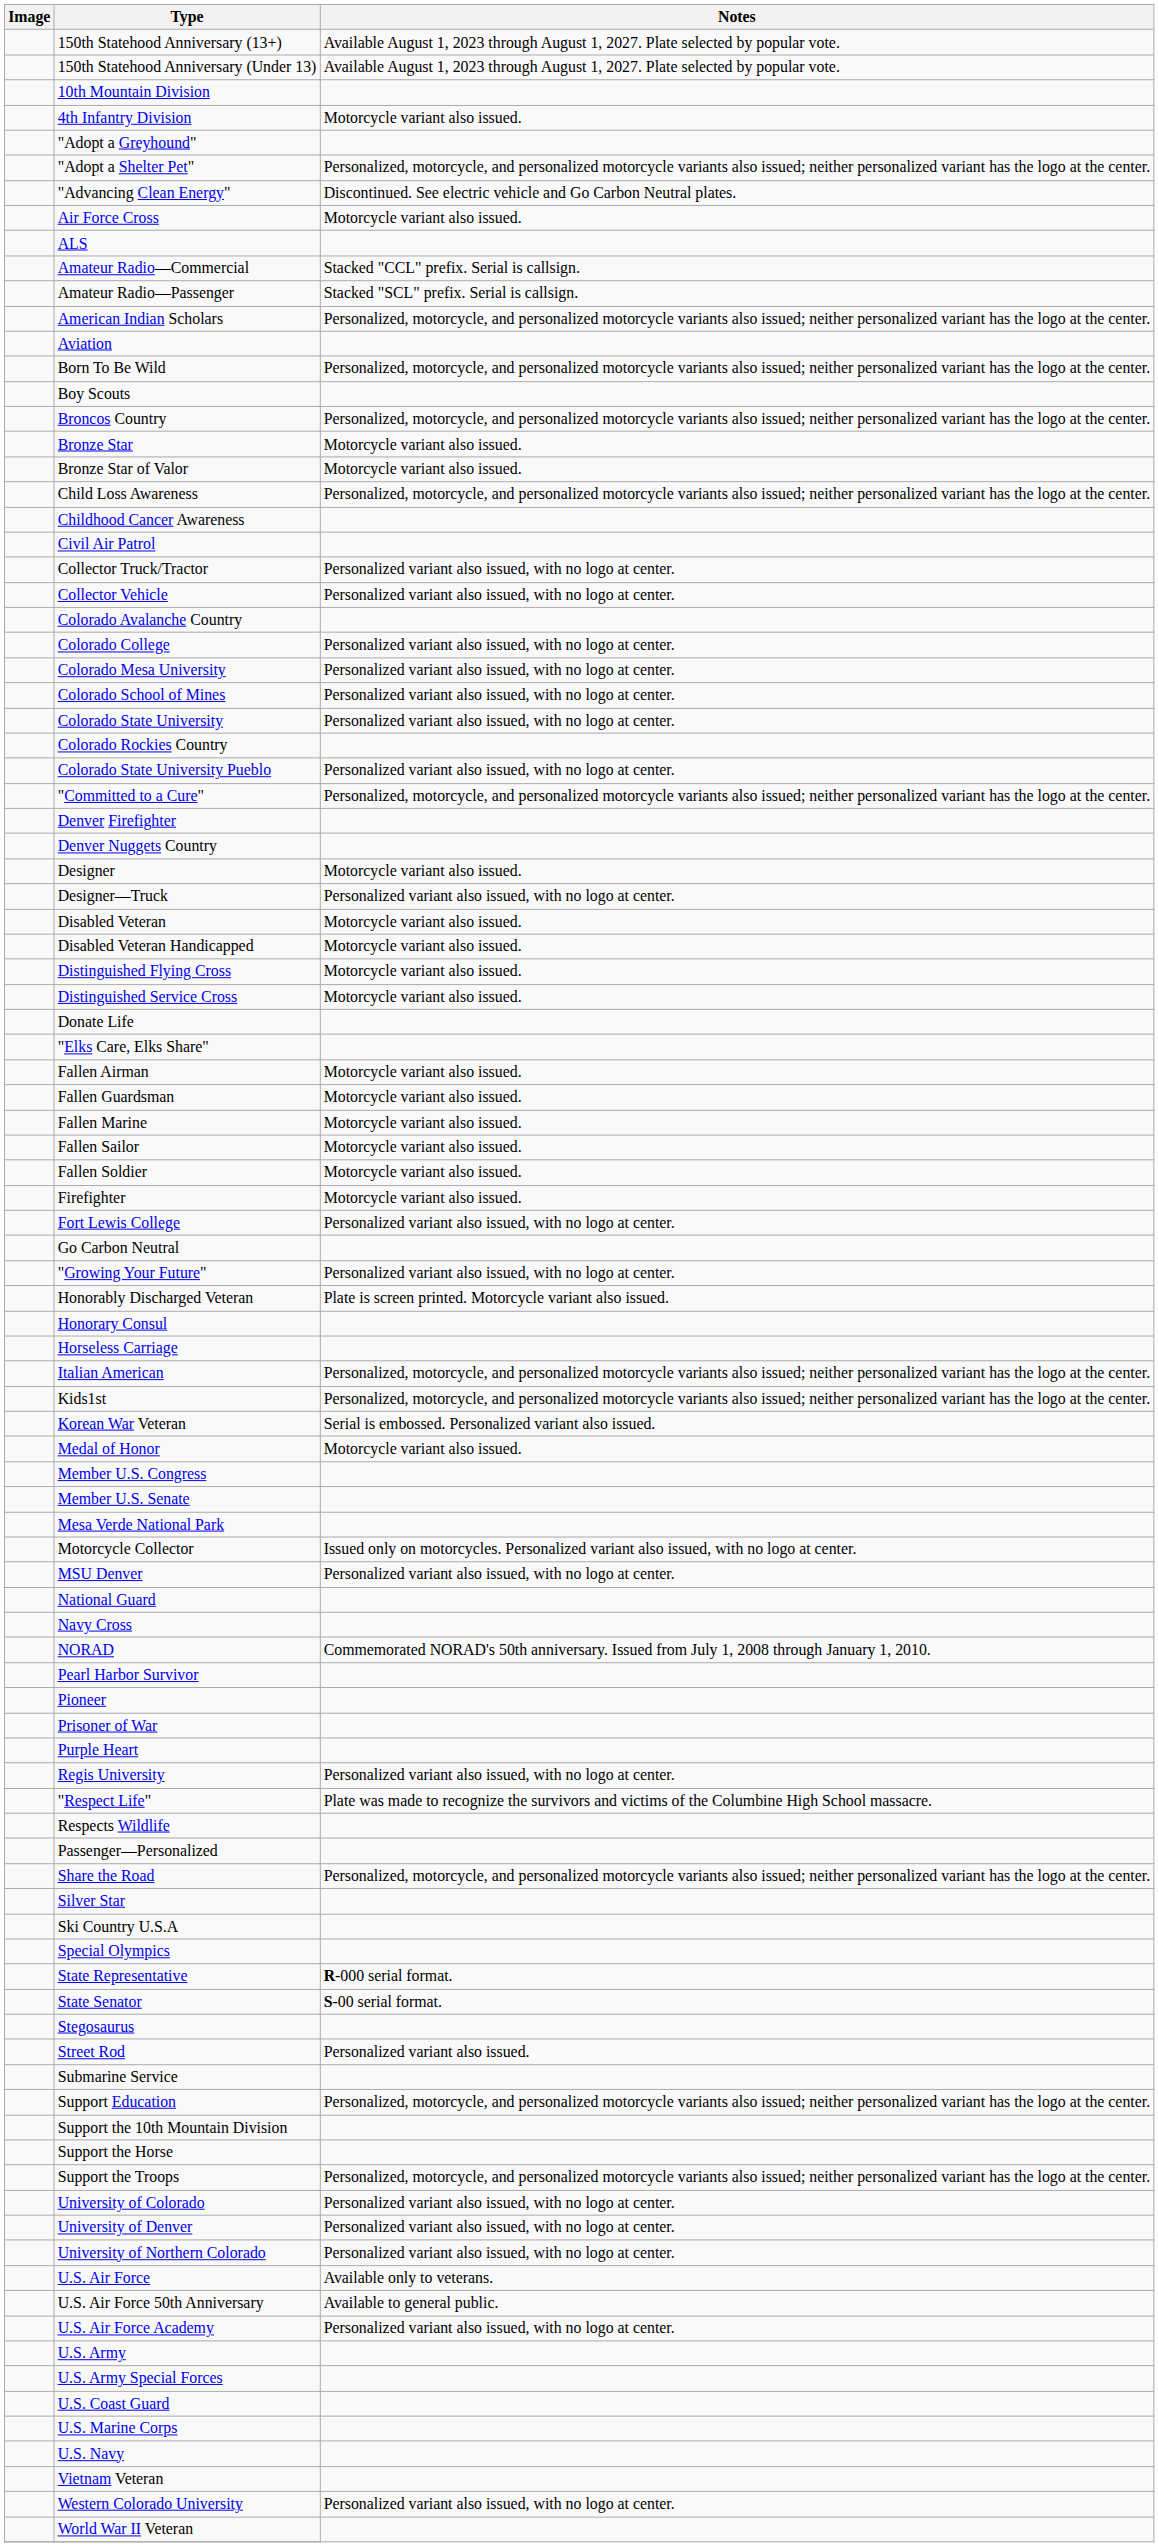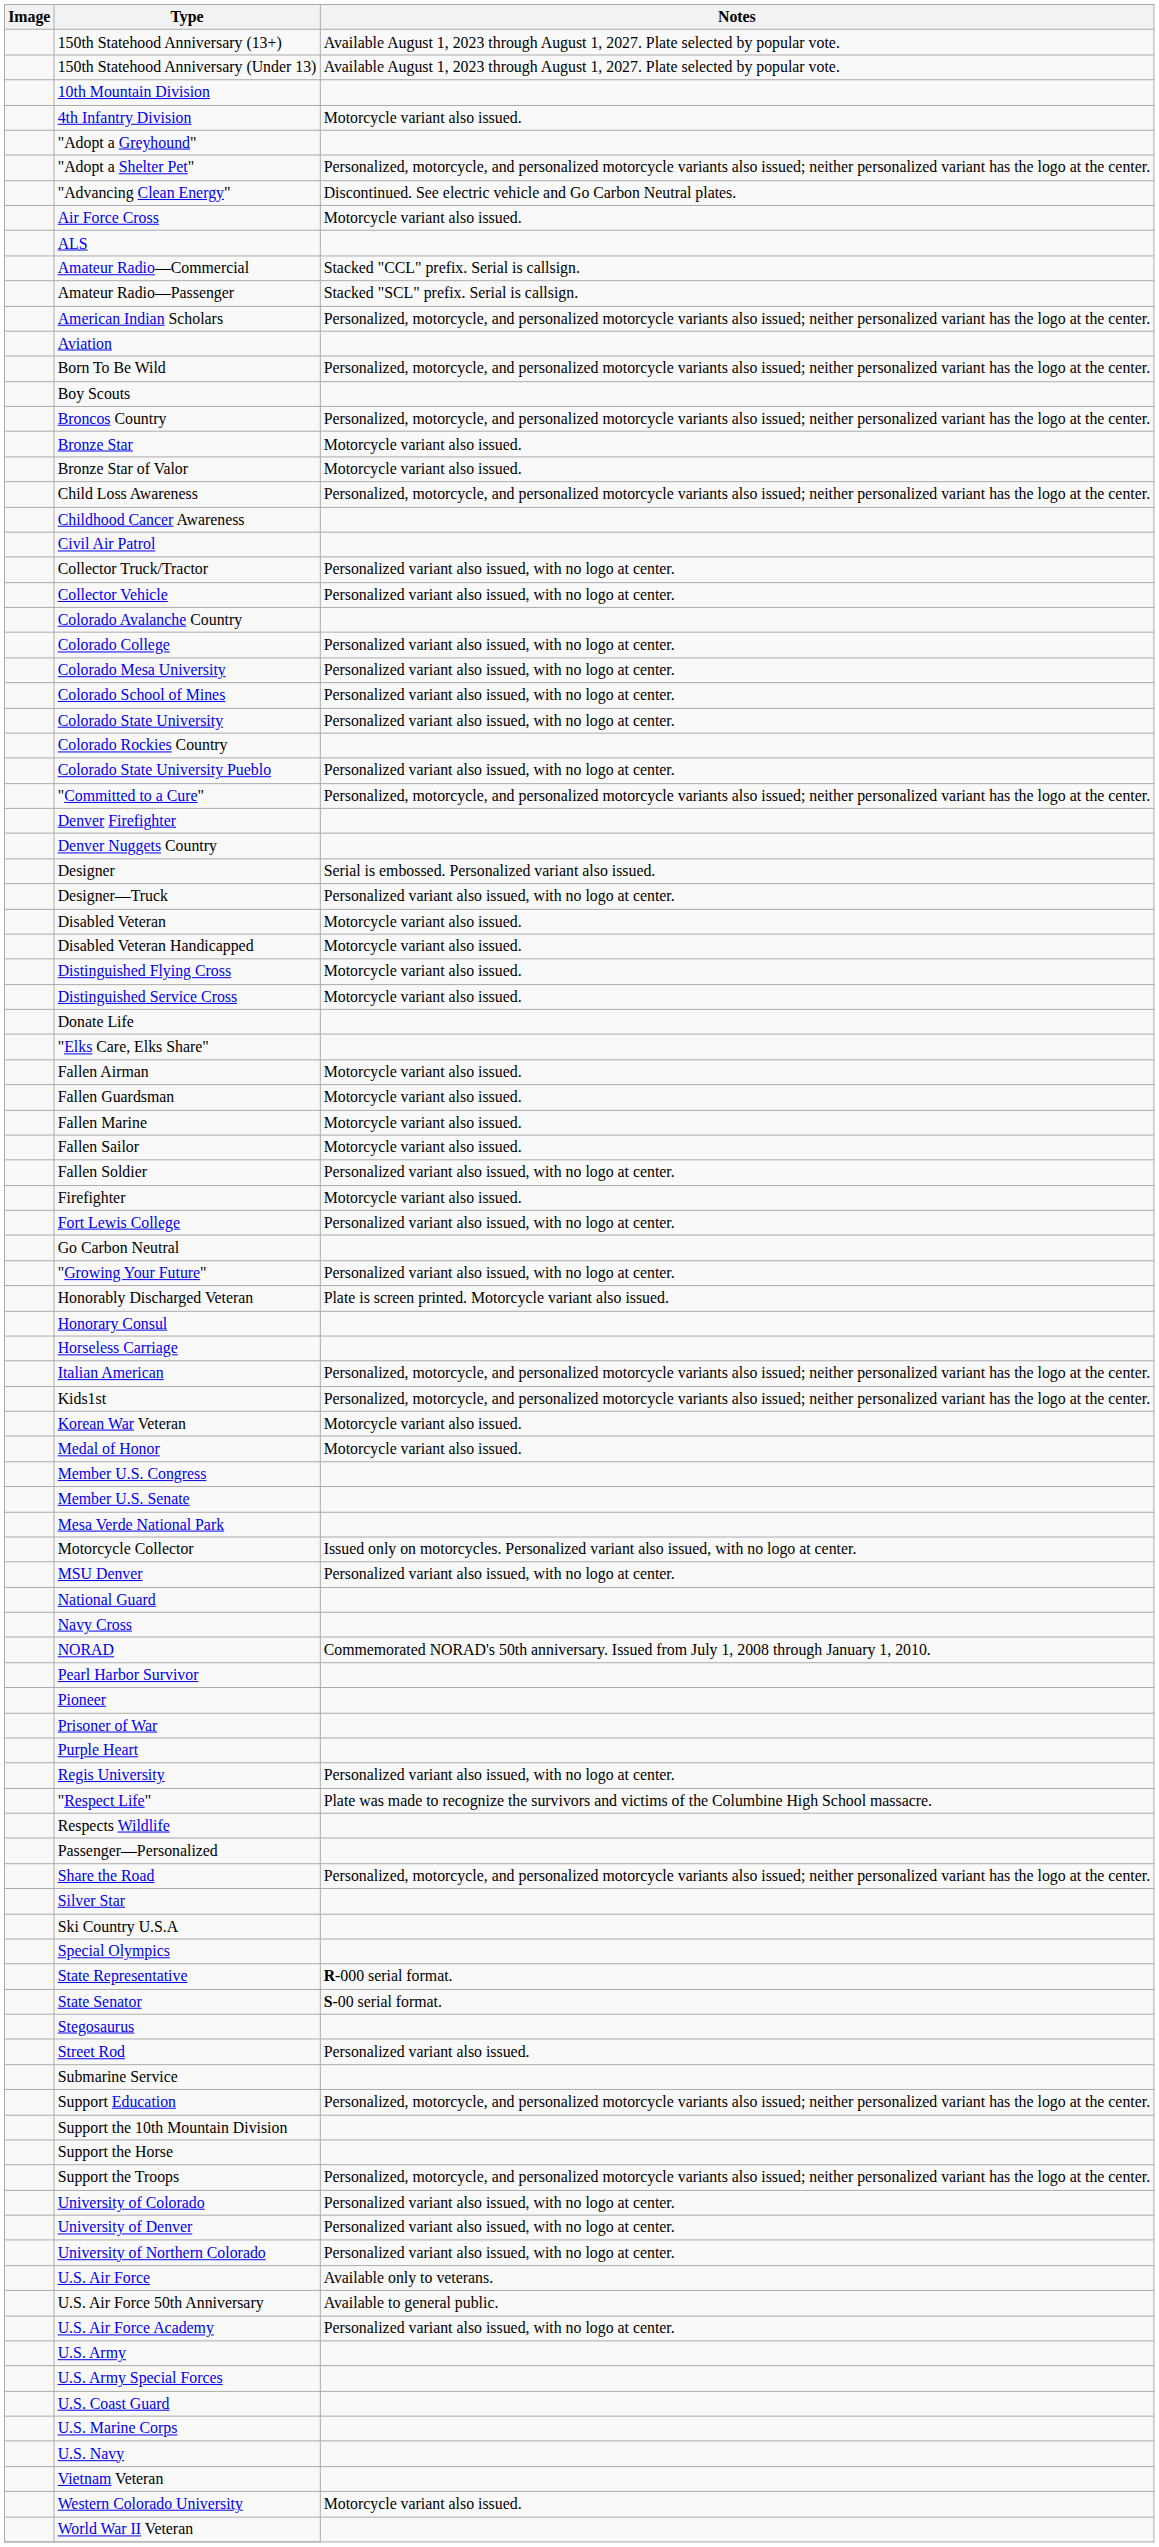(423, 871) Motorcycle variant also issued. -> (489, 871) Serial is embossed. Personalized variant also issued.
(423, 1172) Motorcycle variant also issued. -> (499, 1172) Personalized variant also issued, with no logo at center.
(489, 1423) Serial is embossed. Personalized variant also issued. -> (423, 1423) Motorcycle variant also issued.
(499, 2504) Personalized variant also issued, with no logo at center. -> (423, 2504) Motorcycle variant also issued.
